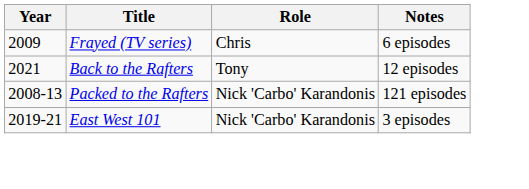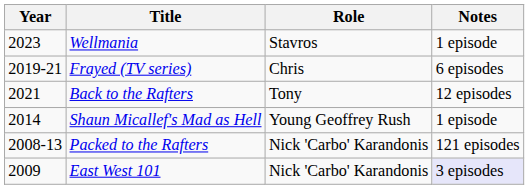+ row: (104, 42)
(24, 42) 2009 -> (35, 68) 2019-21
+ row: (166, 119)
(35, 119) 2019-21 -> (24, 171) 2009
(416, 119) no background -> (470, 171) lavender background
